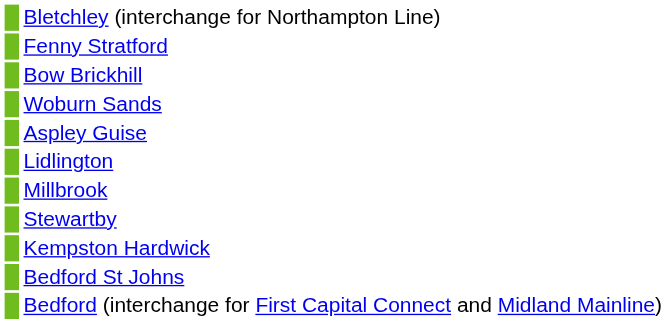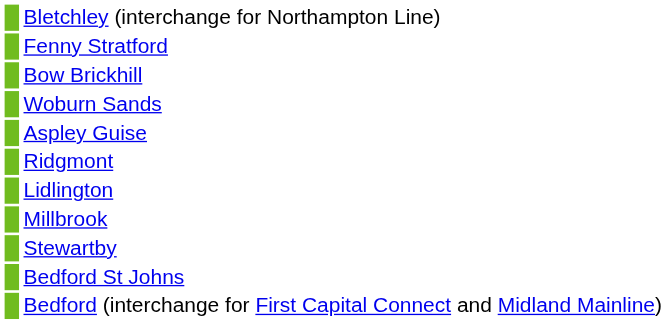+ row: (68, 161)
- row: (117, 248)
